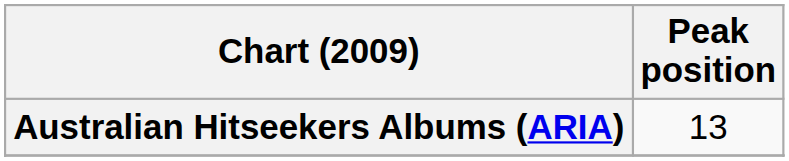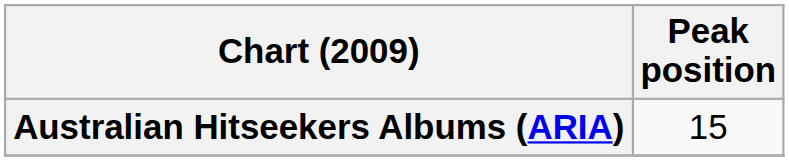(708, 126) 13 -> (708, 126) 15
